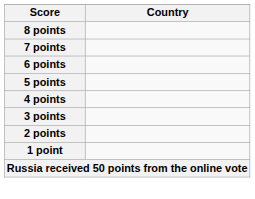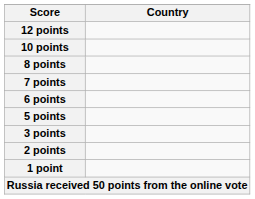+ row: (45, 30)
+ row: (45, 47)
- row: (45, 99)
